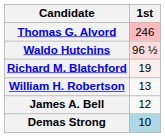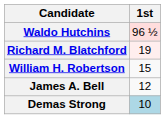- row: (67, 31)
(145, 86) 13 -> (145, 68) 15
